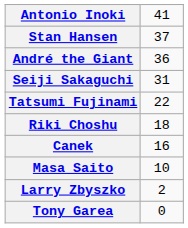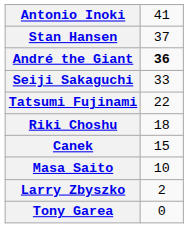(162, 59) normal -> (162, 59) bold
(162, 81) 31 -> (162, 81) 33
(162, 146) 16 -> (162, 146) 15
